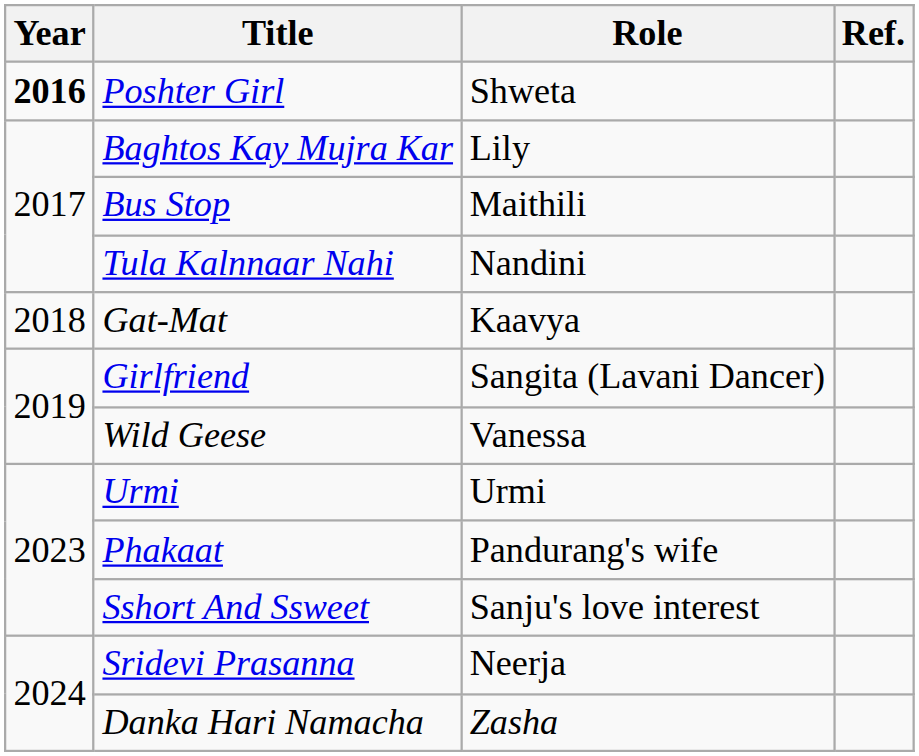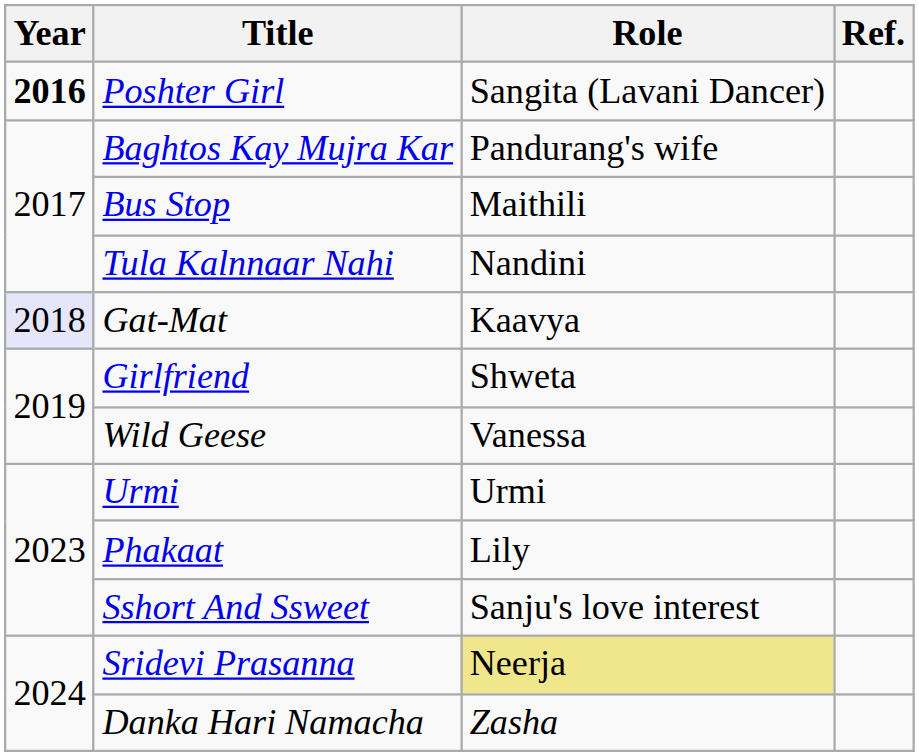(523, 90) Shweta -> (647, 90) Sangita (Lavani Dancer)
(500, 147) Lily -> (594, 147) Pandurang's wife
(50, 319) no background -> (50, 319) lavender background
(647, 377) Sangita (Lavani Dancer) -> (523, 377) Shweta
(594, 549) Pandurang's wife -> (500, 549) Lily
(518, 663) no background -> (518, 663) khaki background
